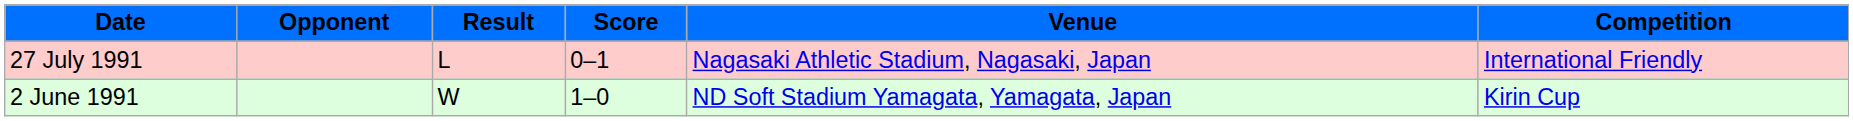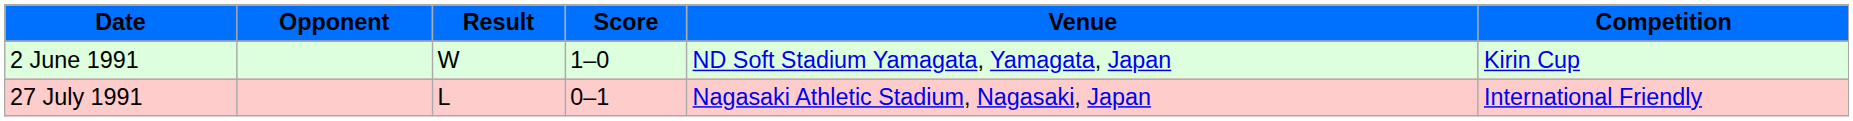rows swapped: (74, 97) <-> (76, 60)
